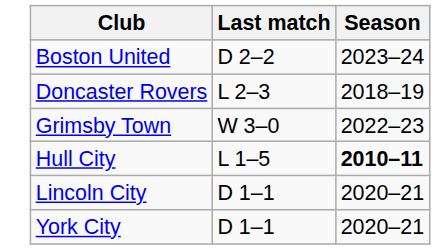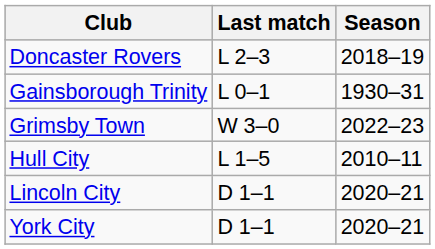- row: (103, 57)
+ row: (108, 91)
(382, 159) bold -> (382, 159) normal
